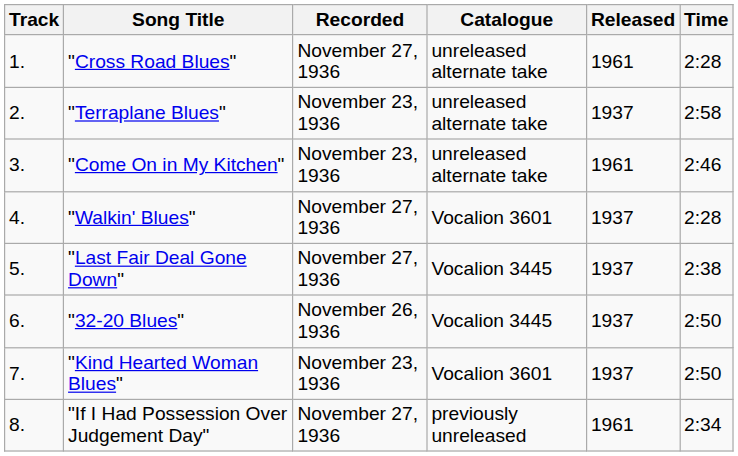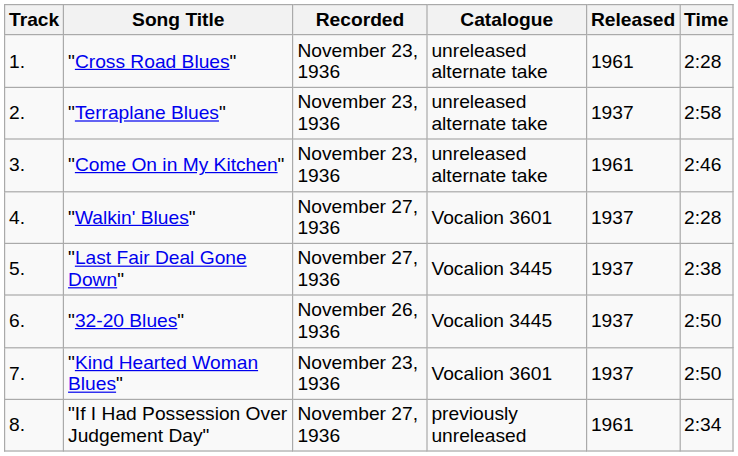(358, 60) November 27, 1936 -> (358, 60) November 23, 1936
